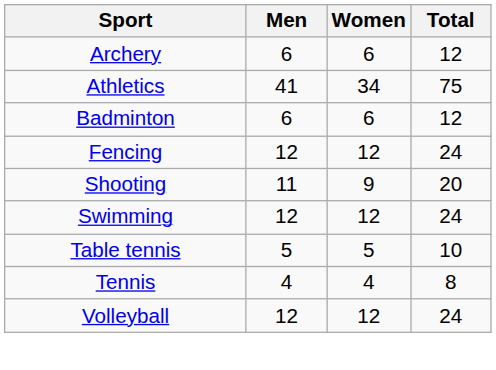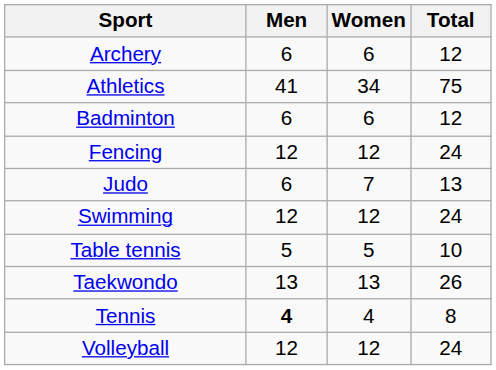+ row: (125, 184)
- row: (125, 184)
+ row: (125, 282)
(287, 282) normal -> (287, 315) bold
